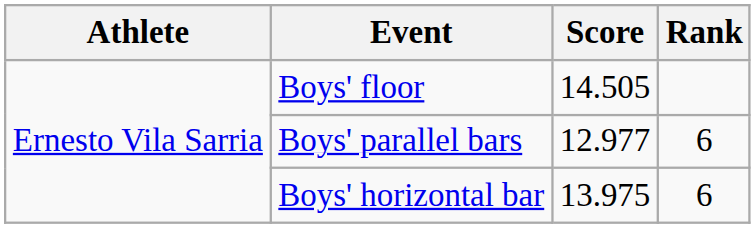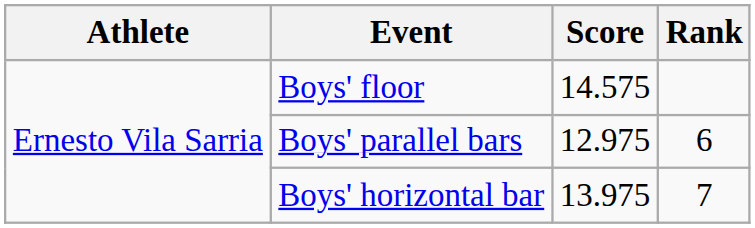(605, 86) 14.505 -> (605, 86) 14.575
(605, 140) 12.977 -> (605, 140) 12.975
(704, 195) 6 -> (704, 195) 7
